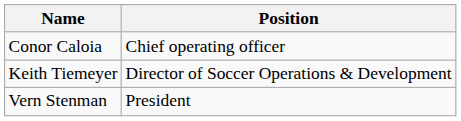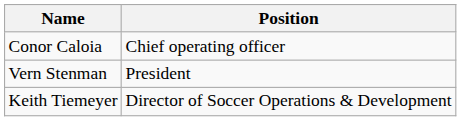rows swapped: (58, 101) <-> (63, 73)
